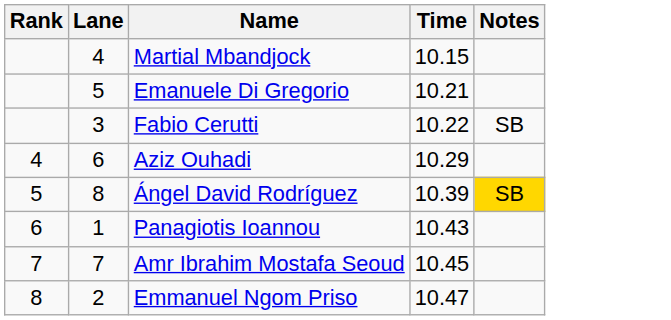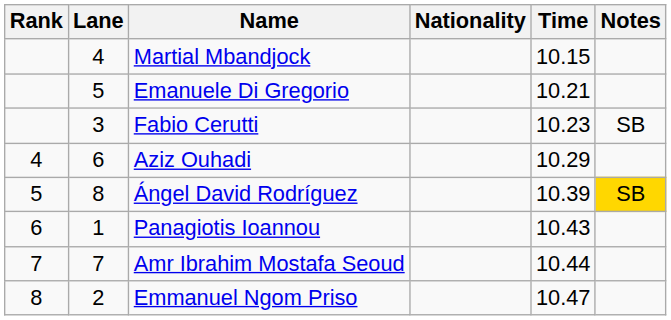+ column: (470, 21)
(442, 125) 10.22 -> (563, 125) 10.23
(442, 263) 10.45 -> (563, 263) 10.44
